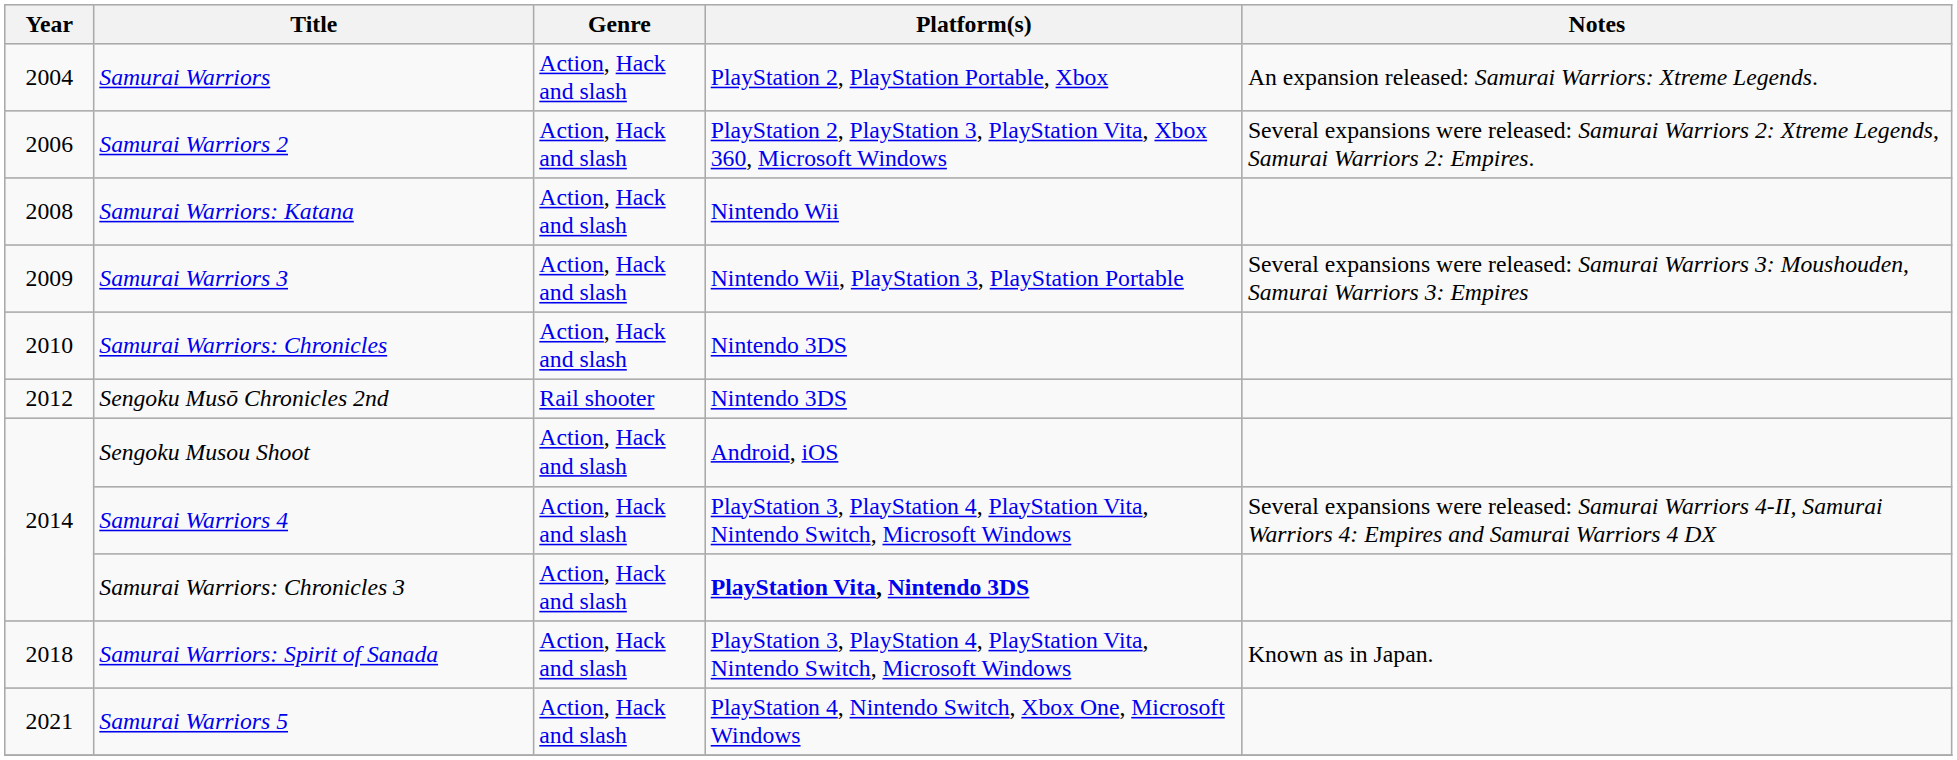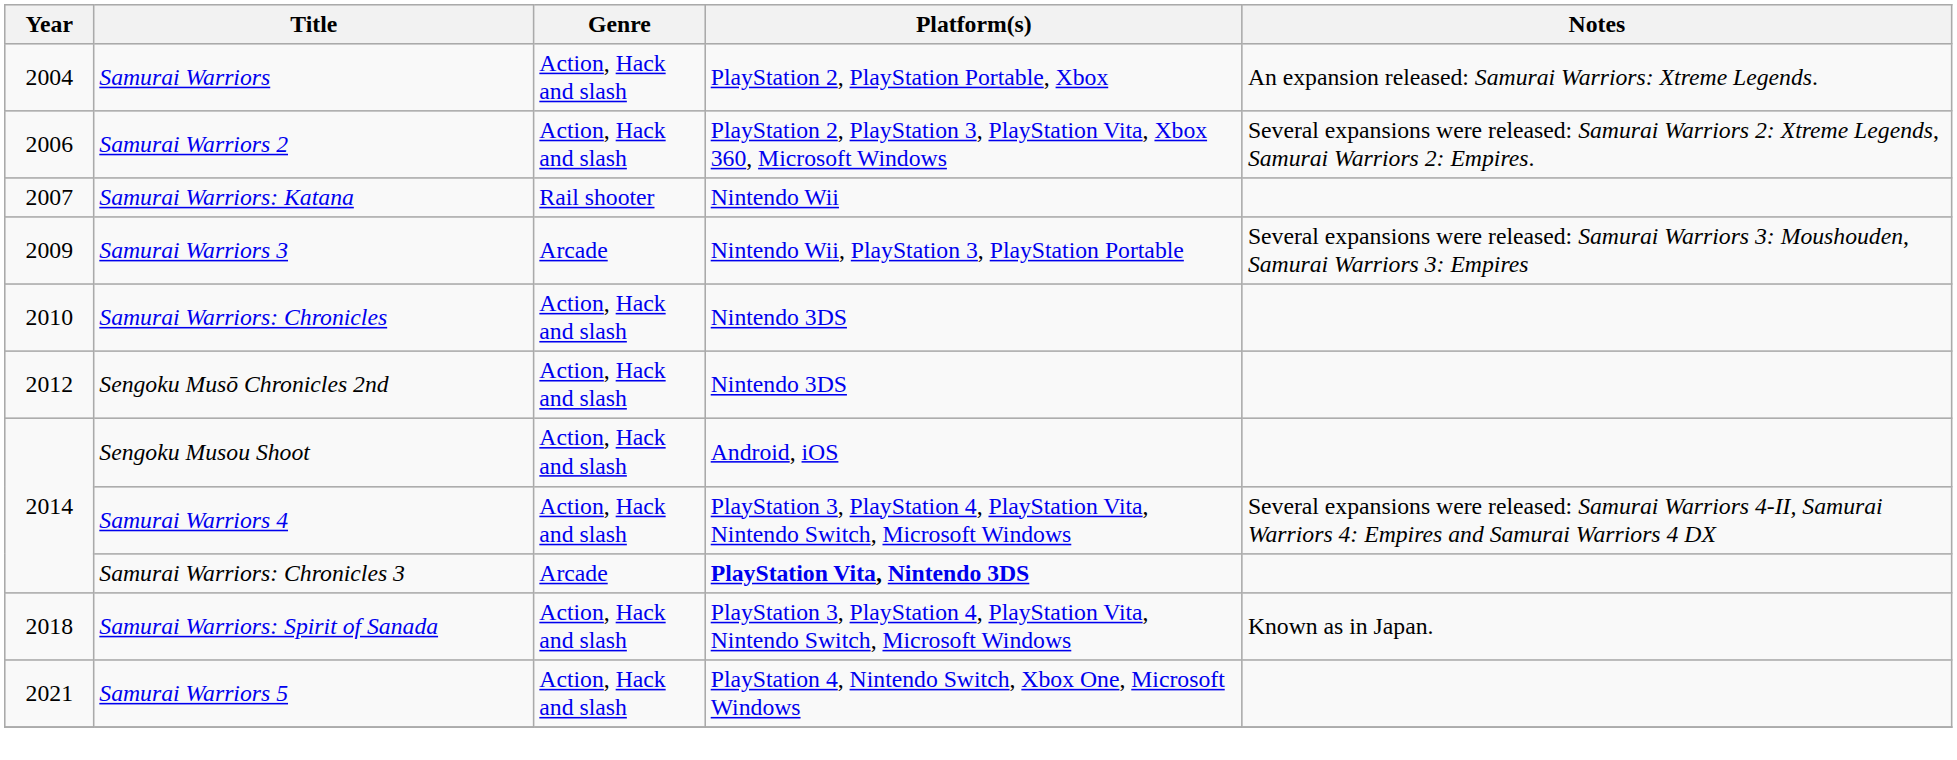(49, 211) 2008 -> (49, 197) 2007
(602, 211) Action, Hack and slash -> (597, 197) Rail shooter
(602, 278) Action, Hack and slash -> (574, 250) Arcade
(597, 399) Rail shooter -> (602, 385) Action, Hack and slash
(602, 586) Action, Hack and slash -> (574, 572) Arcade
